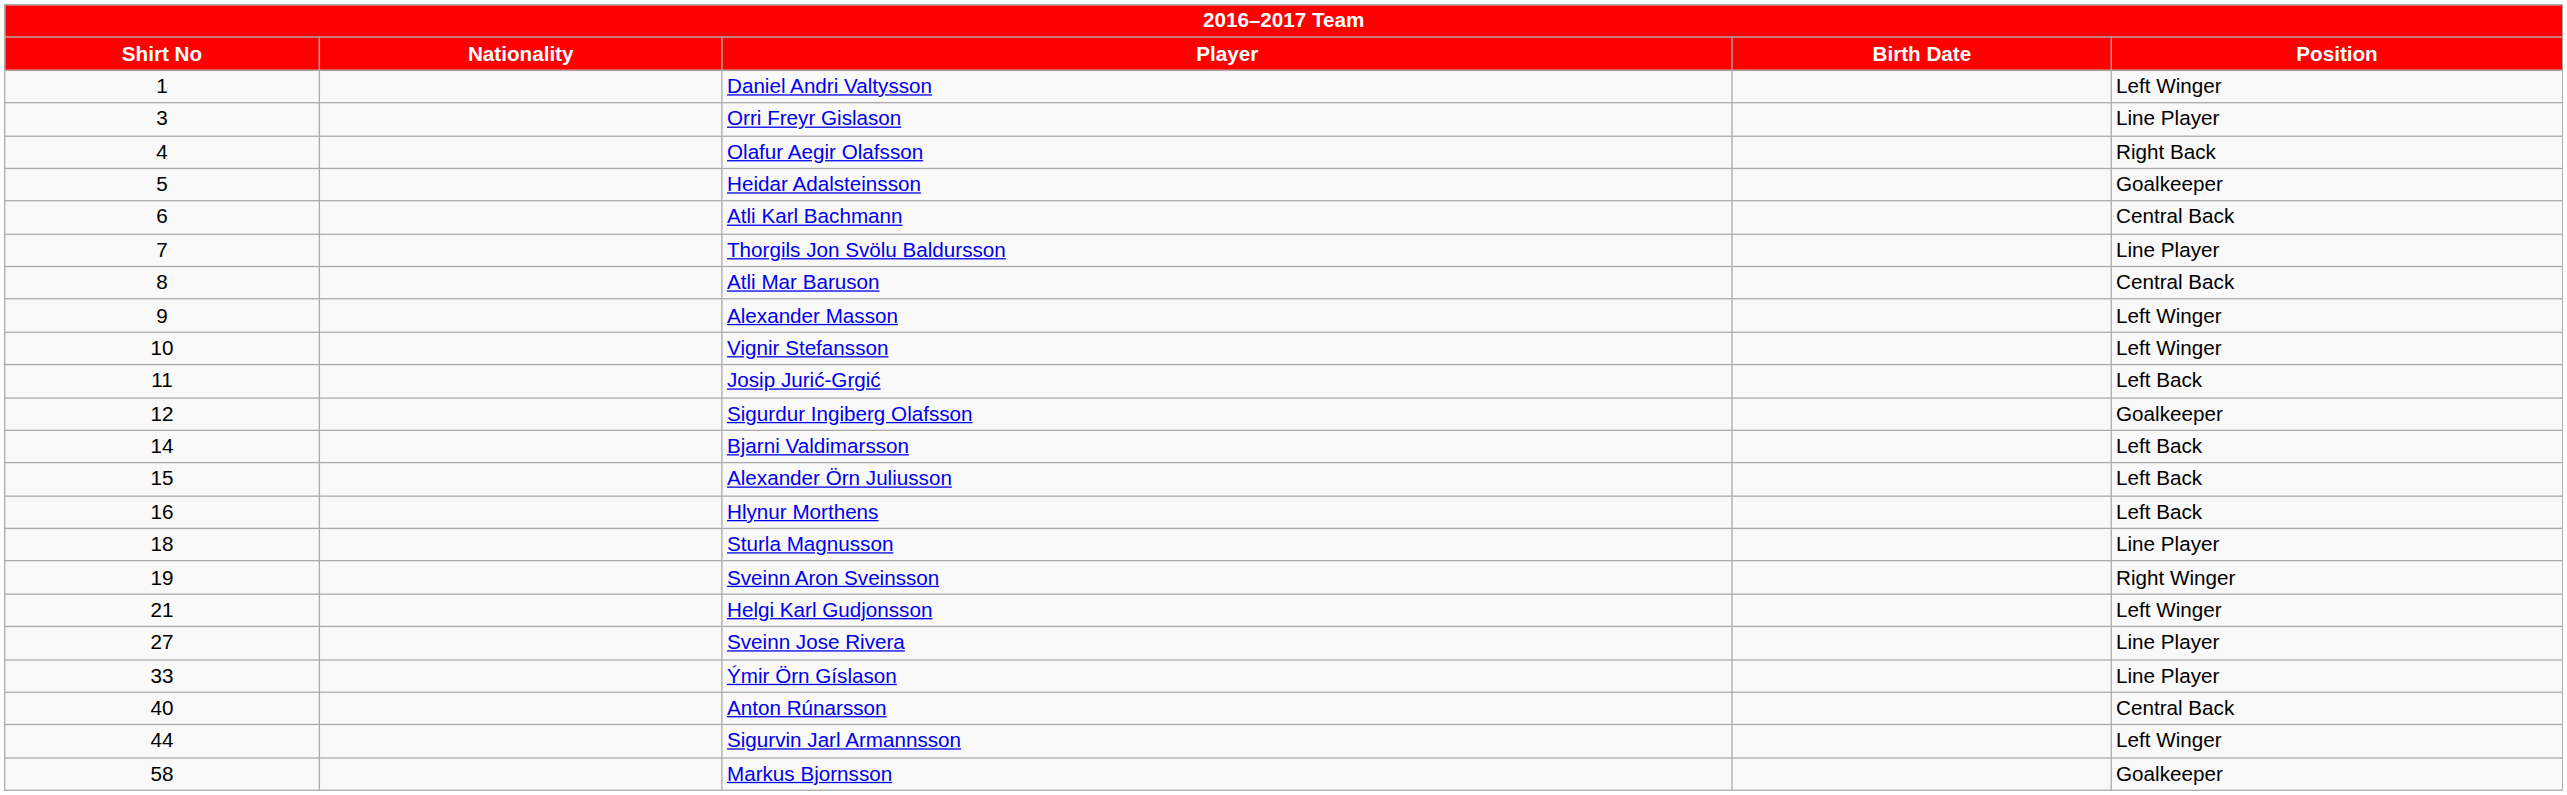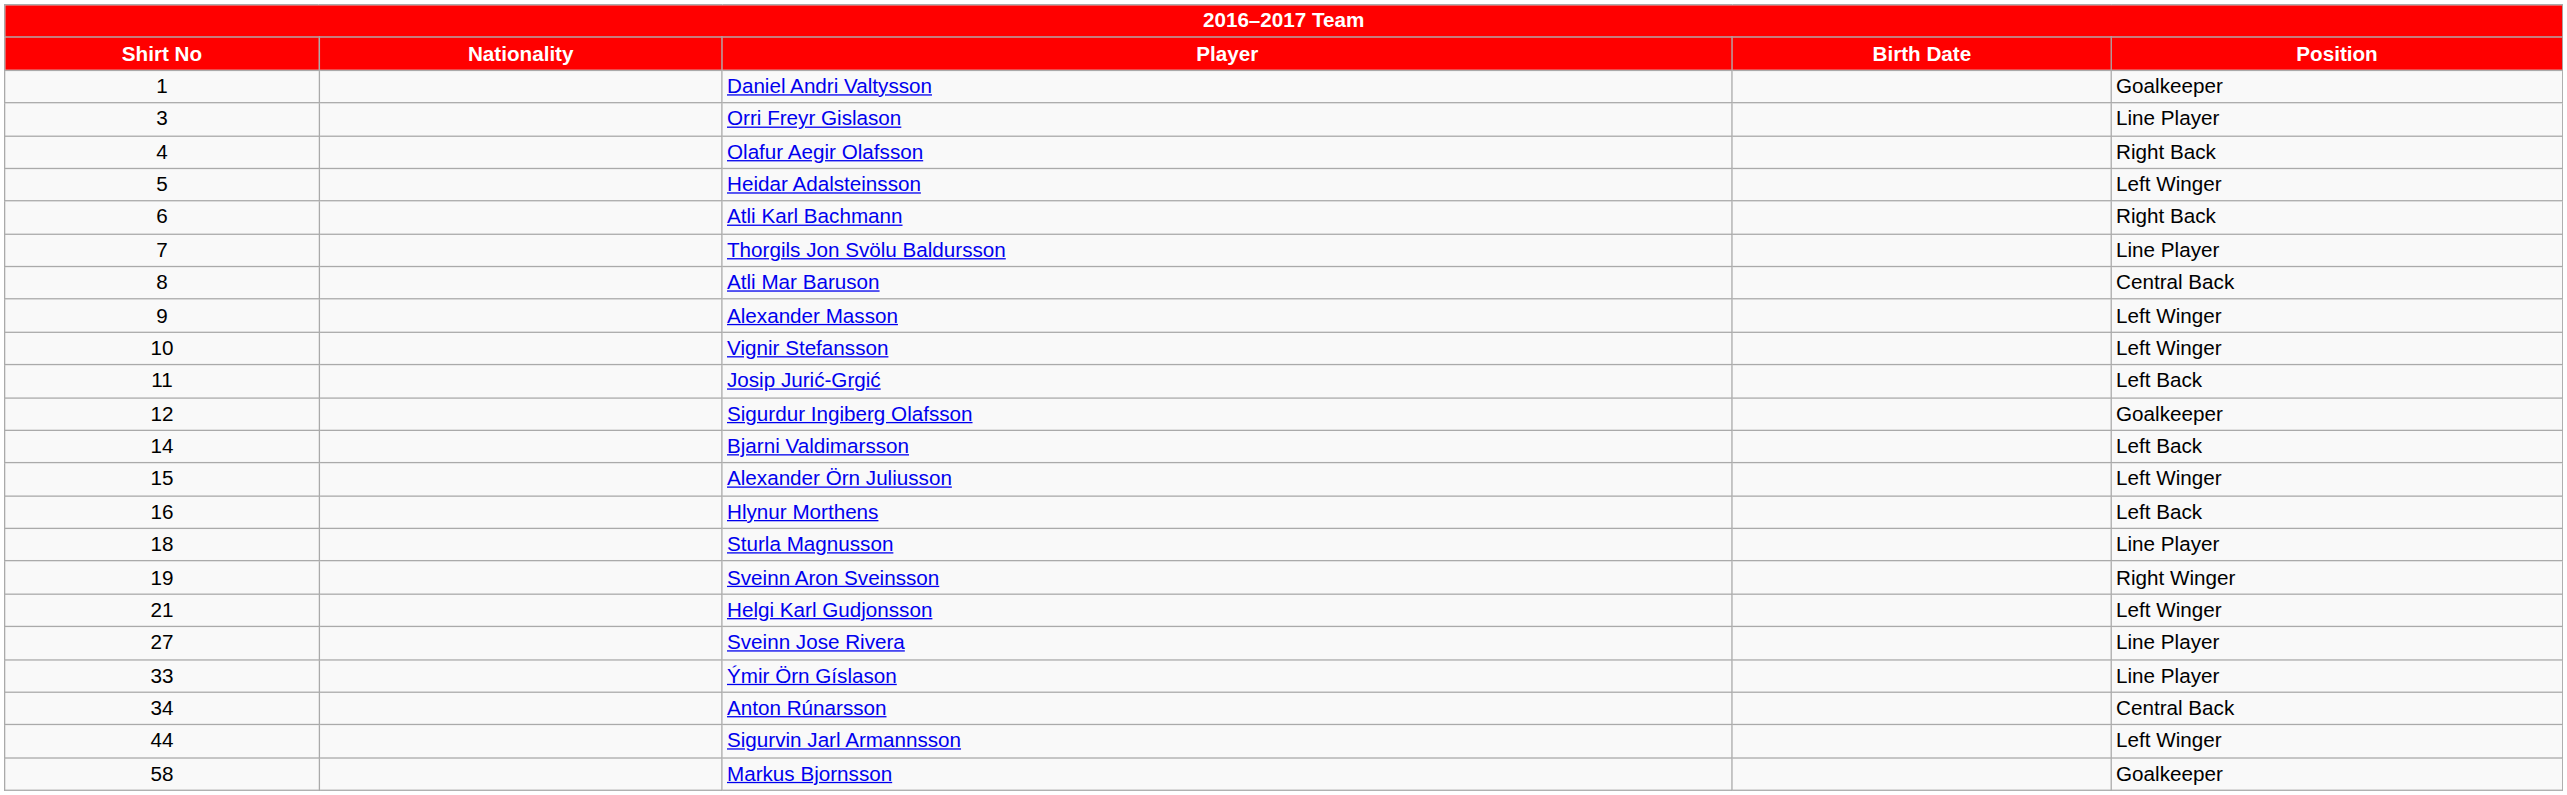(2169, 86) Left Winger -> (2169, 86) Goalkeeper
(2169, 184) Goalkeeper -> (2169, 184) Left Winger
(2175, 217) Central Back -> (2166, 217) Right Back
(2159, 479) Left Back -> (2169, 479) Left Winger
(162, 708) 40 -> (162, 708) 34
